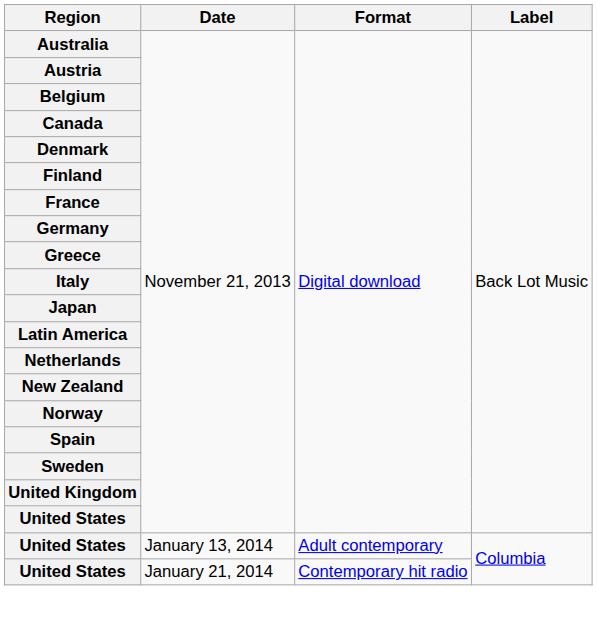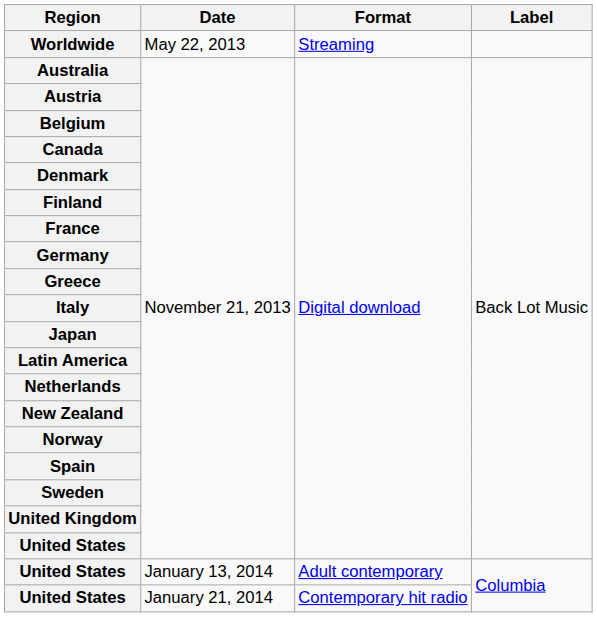+ row: (195, 44)
